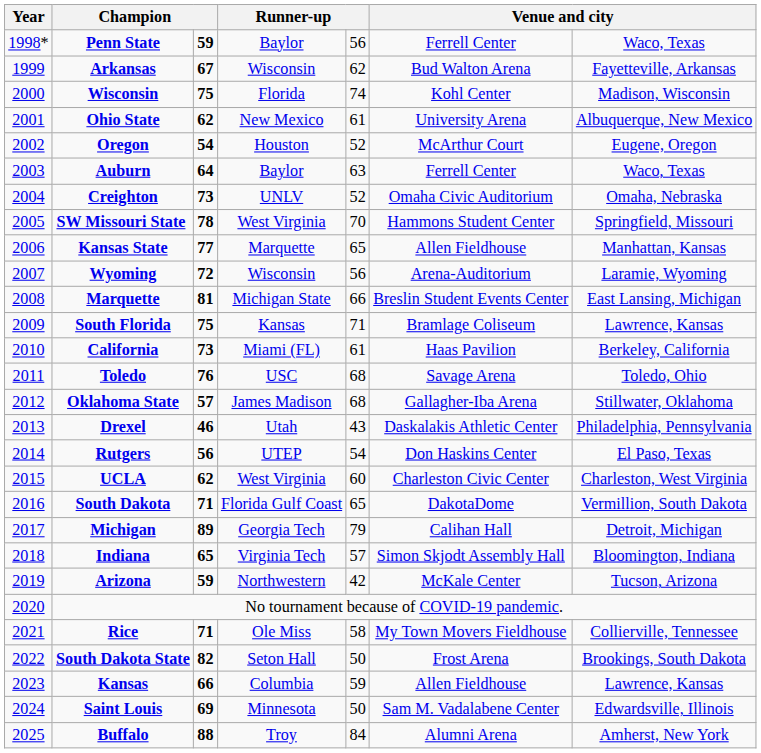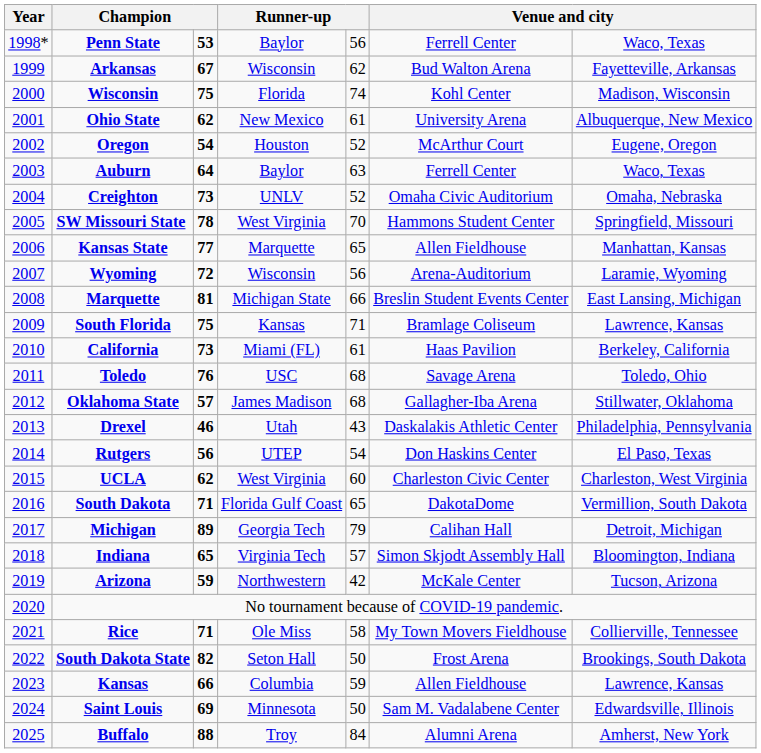(205, 42) 59 -> (205, 42) 53
